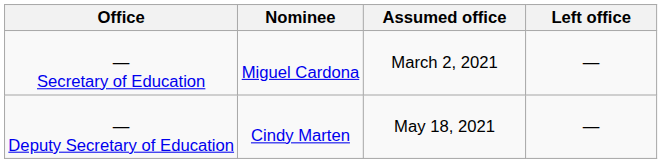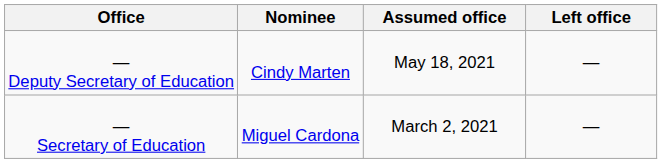rows swapped: (121, 72) <-> (121, 135)
